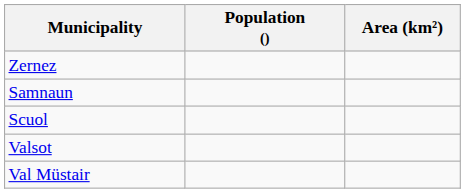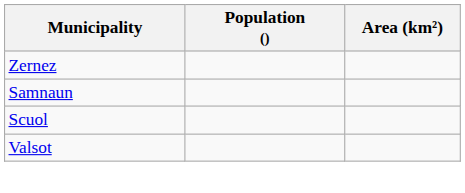- row: (49, 174)
